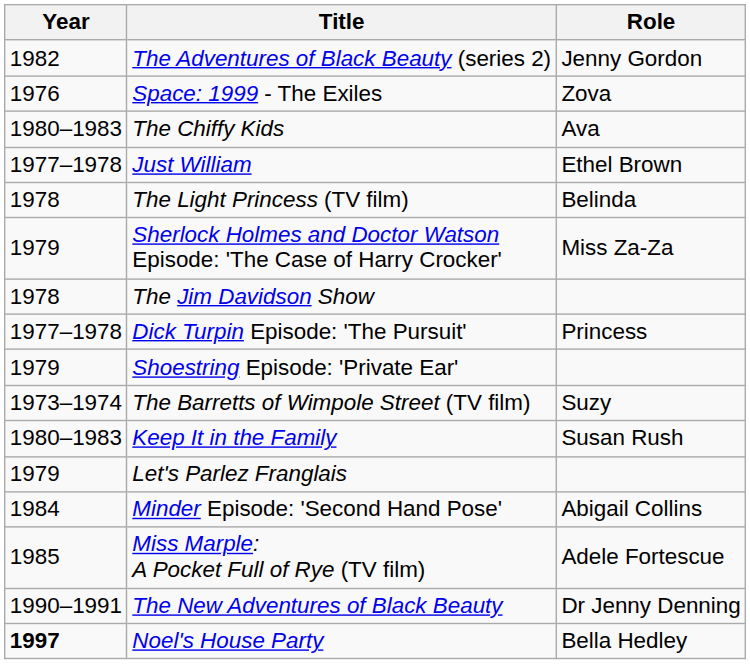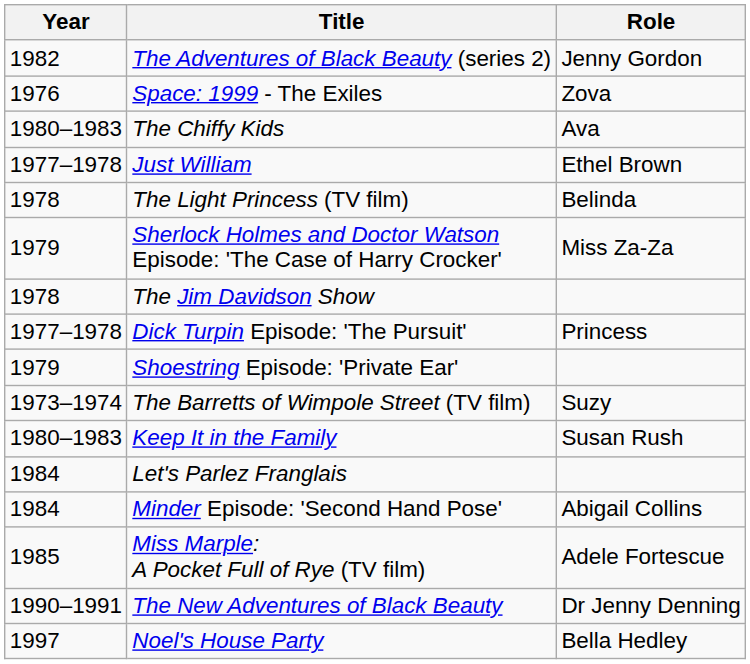(35, 473) 1979 -> (35, 473) 1984
(35, 641) bold -> (35, 641) normal
